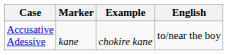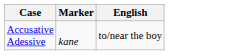- column: (126, 12)
